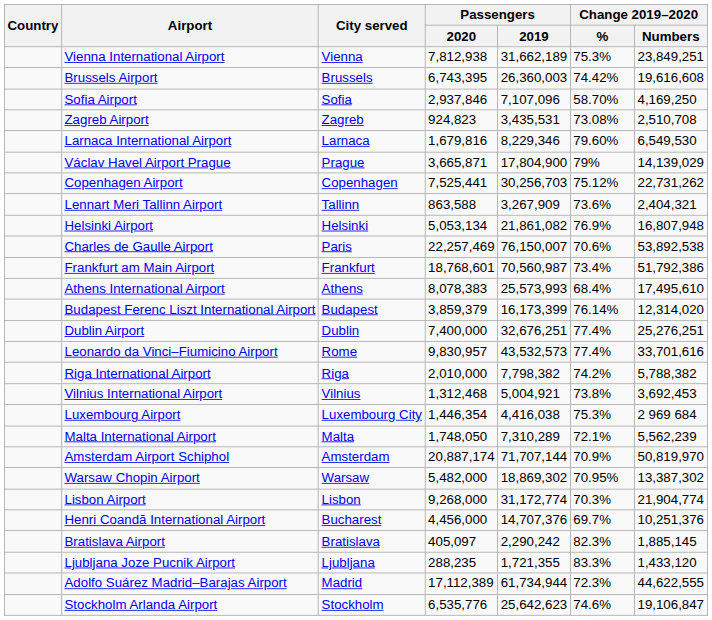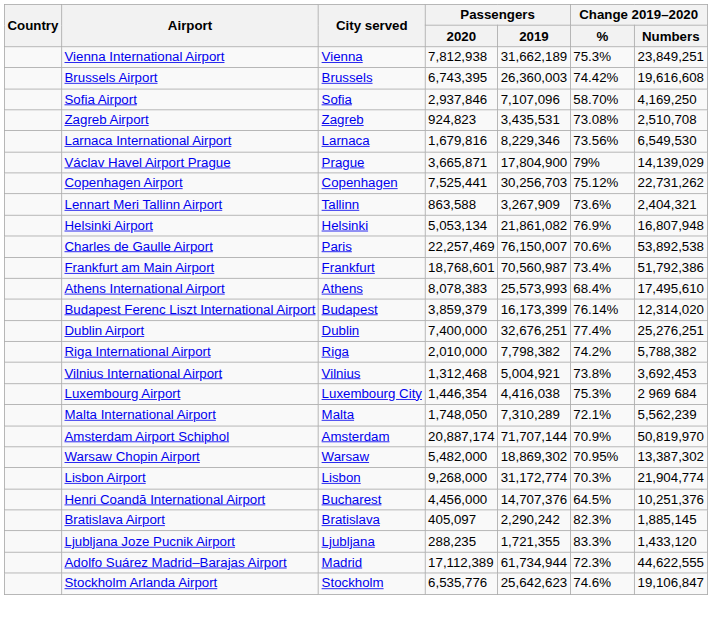(596, 141) 79.60% -> (596, 141) 73.56%
- row: (171, 352)
(592, 520) 69.7% -> (592, 499) 64.5%
